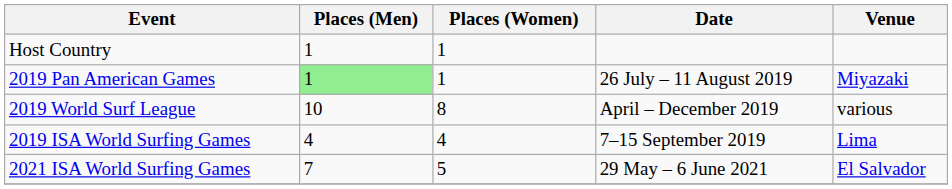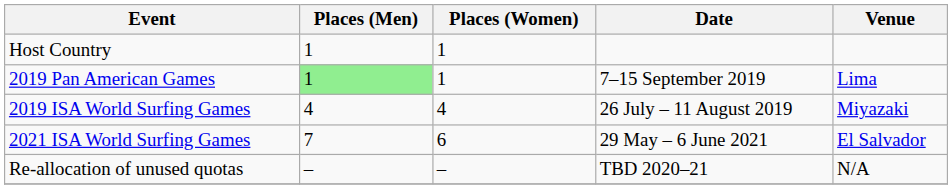(696, 79) 26 July – 11 August 2019 -> (682, 79) 7–15 September 2019
(873, 79) Miyazaki -> (857, 79) Lima
- row: (102, 109)
(682, 139) 7–15 September 2019 -> (696, 109) 26 July – 11 August 2019
(857, 139) Lima -> (873, 109) Miyazaki
(442, 169) 5 -> (442, 139) 6
+ row: (126, 169)
